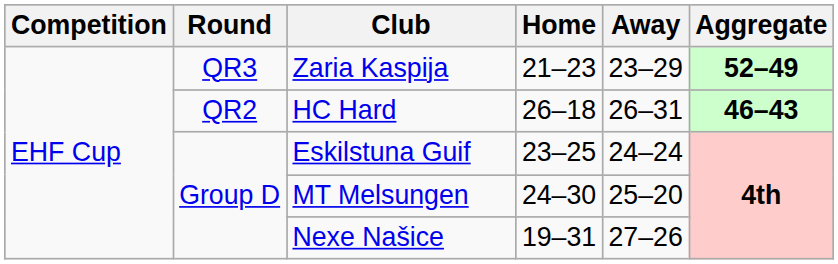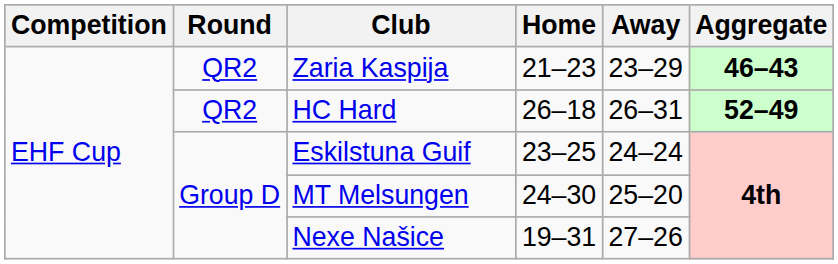(230, 68) QR3 -> (230, 68) QR2
(761, 68) 52–49 -> (761, 68) 46–43
(761, 110) 46–43 -> (761, 110) 52–49
